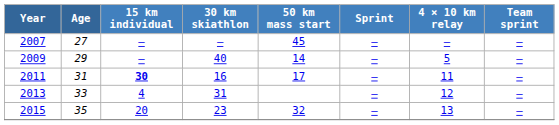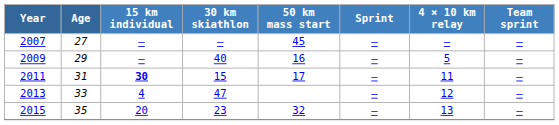(299, 60) 14 -> (299, 60) 16
(220, 77) 16 -> (220, 77) 15
(220, 94) 31 -> (220, 94) 47
